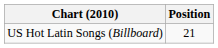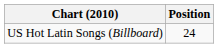(189, 33) 21 -> (189, 33) 24
